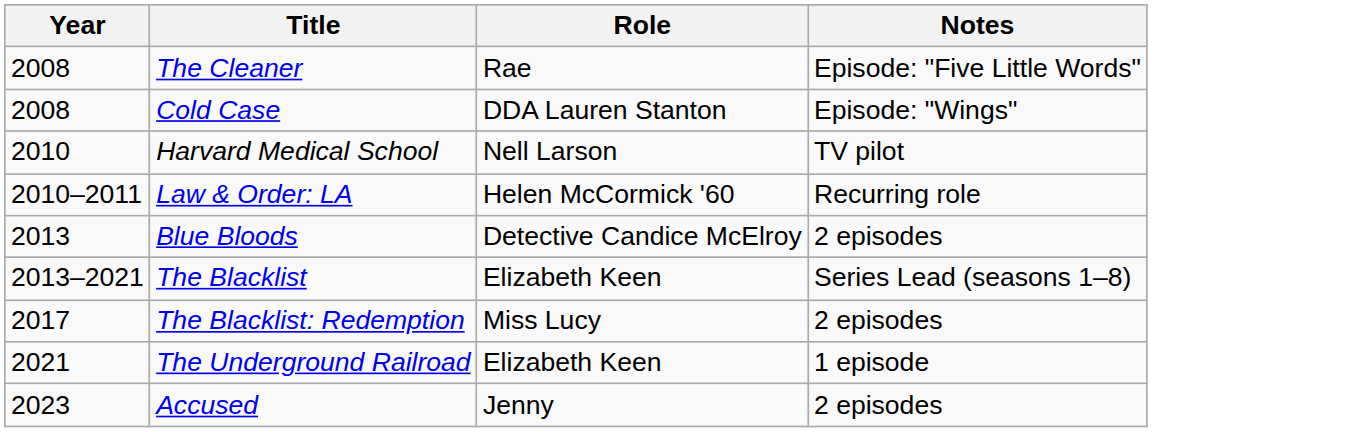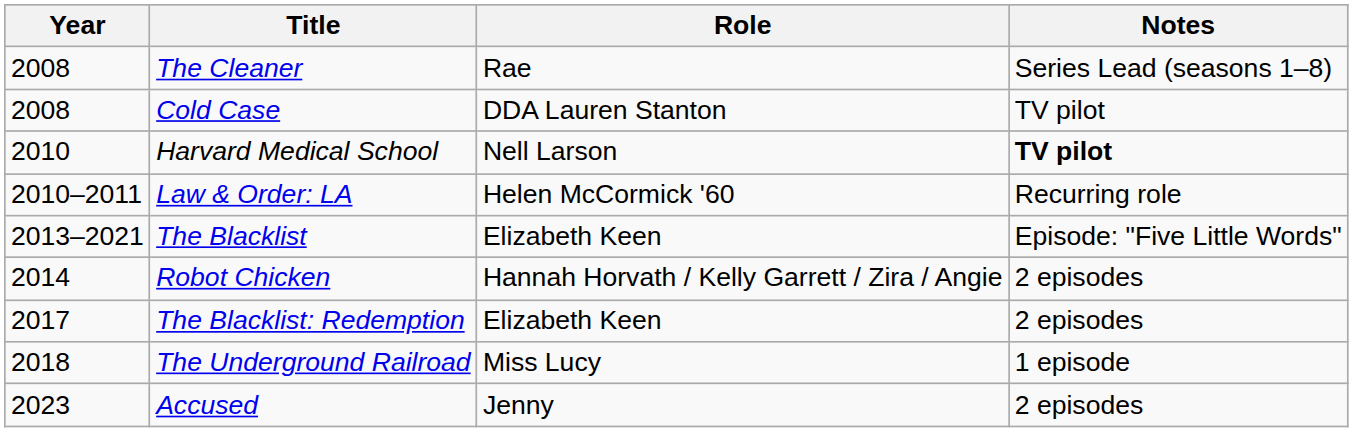(977, 67) Episode: "Five Little Words" -> (1173, 67) Series Lead (seasons 1–8)
(916, 109) Episode: "Wings" -> (1060, 109) TV pilot
(859, 151) normal -> (1063, 151) bold
- row: (227, 236)
(973, 278) Series Lead (seasons 1–8) -> (1178, 236) Episode: "Five Little Words"
+ row: (243, 278)
(542, 320) Miss Lucy -> (572, 320) Elizabeth Keen
(40, 362) 2021 -> (40, 362) 2018
(572, 362) Elizabeth Keen -> (542, 362) Miss Lucy
